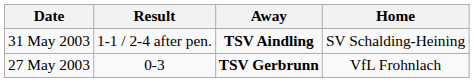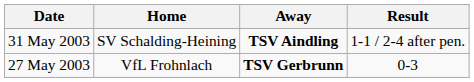columns swapped: (396, 16) <-> (154, 16)
